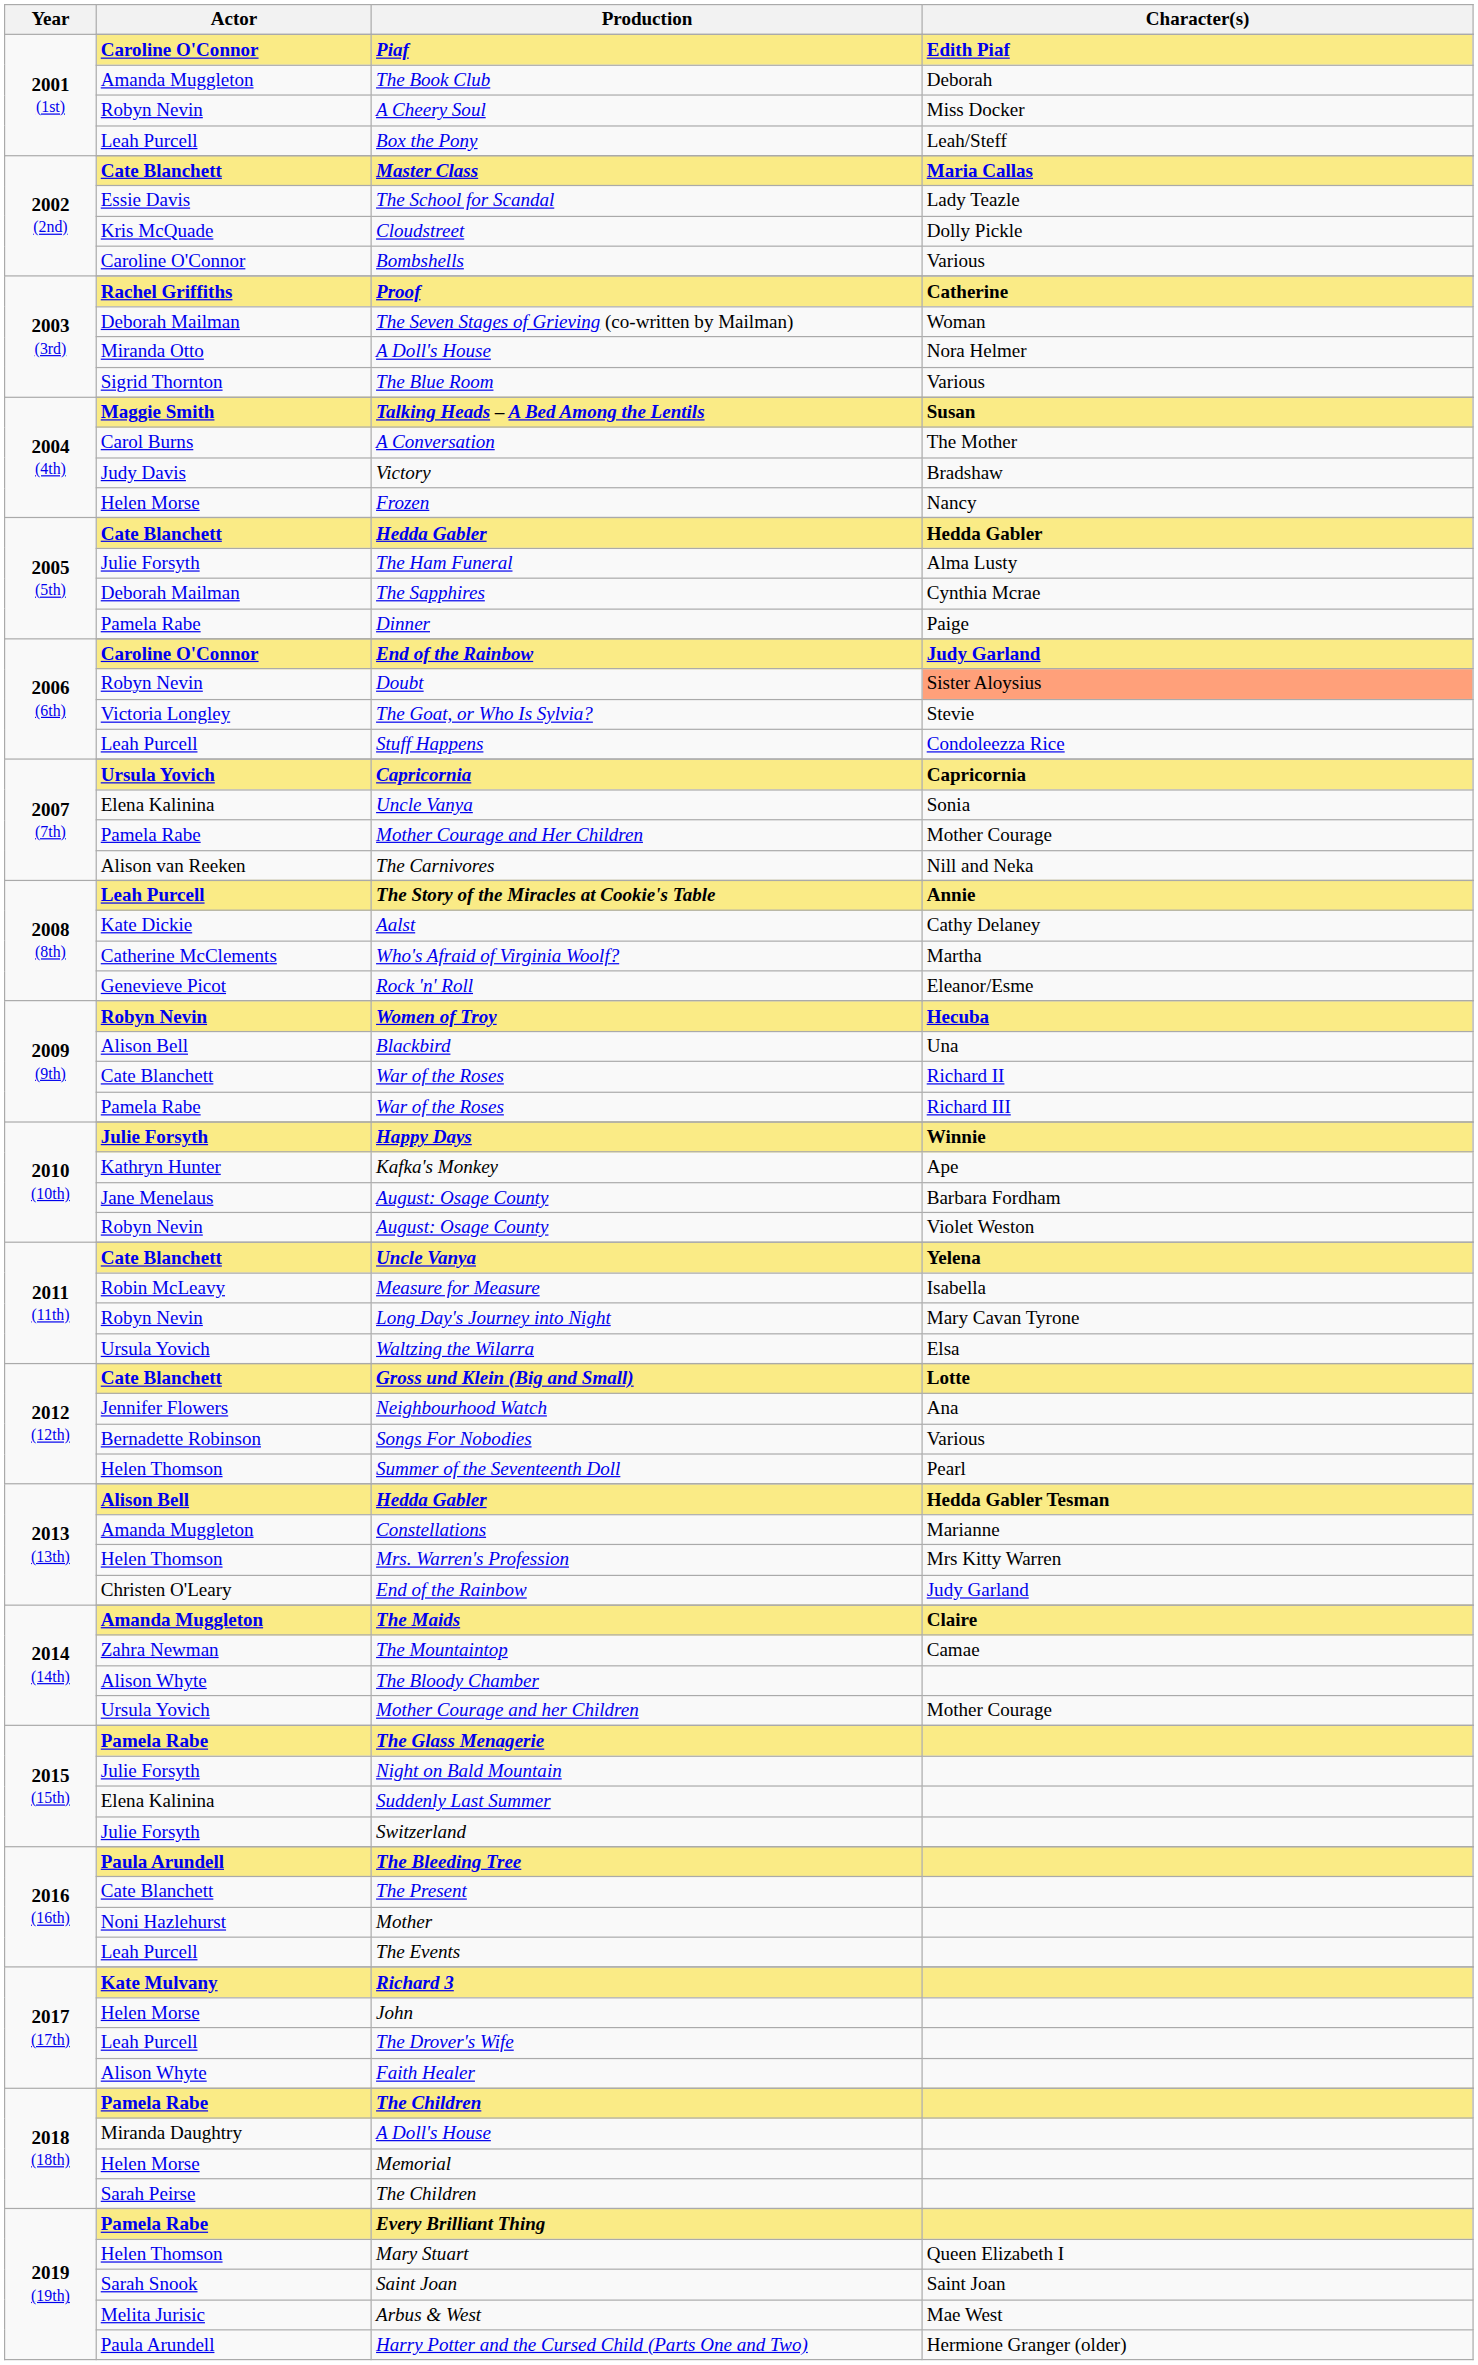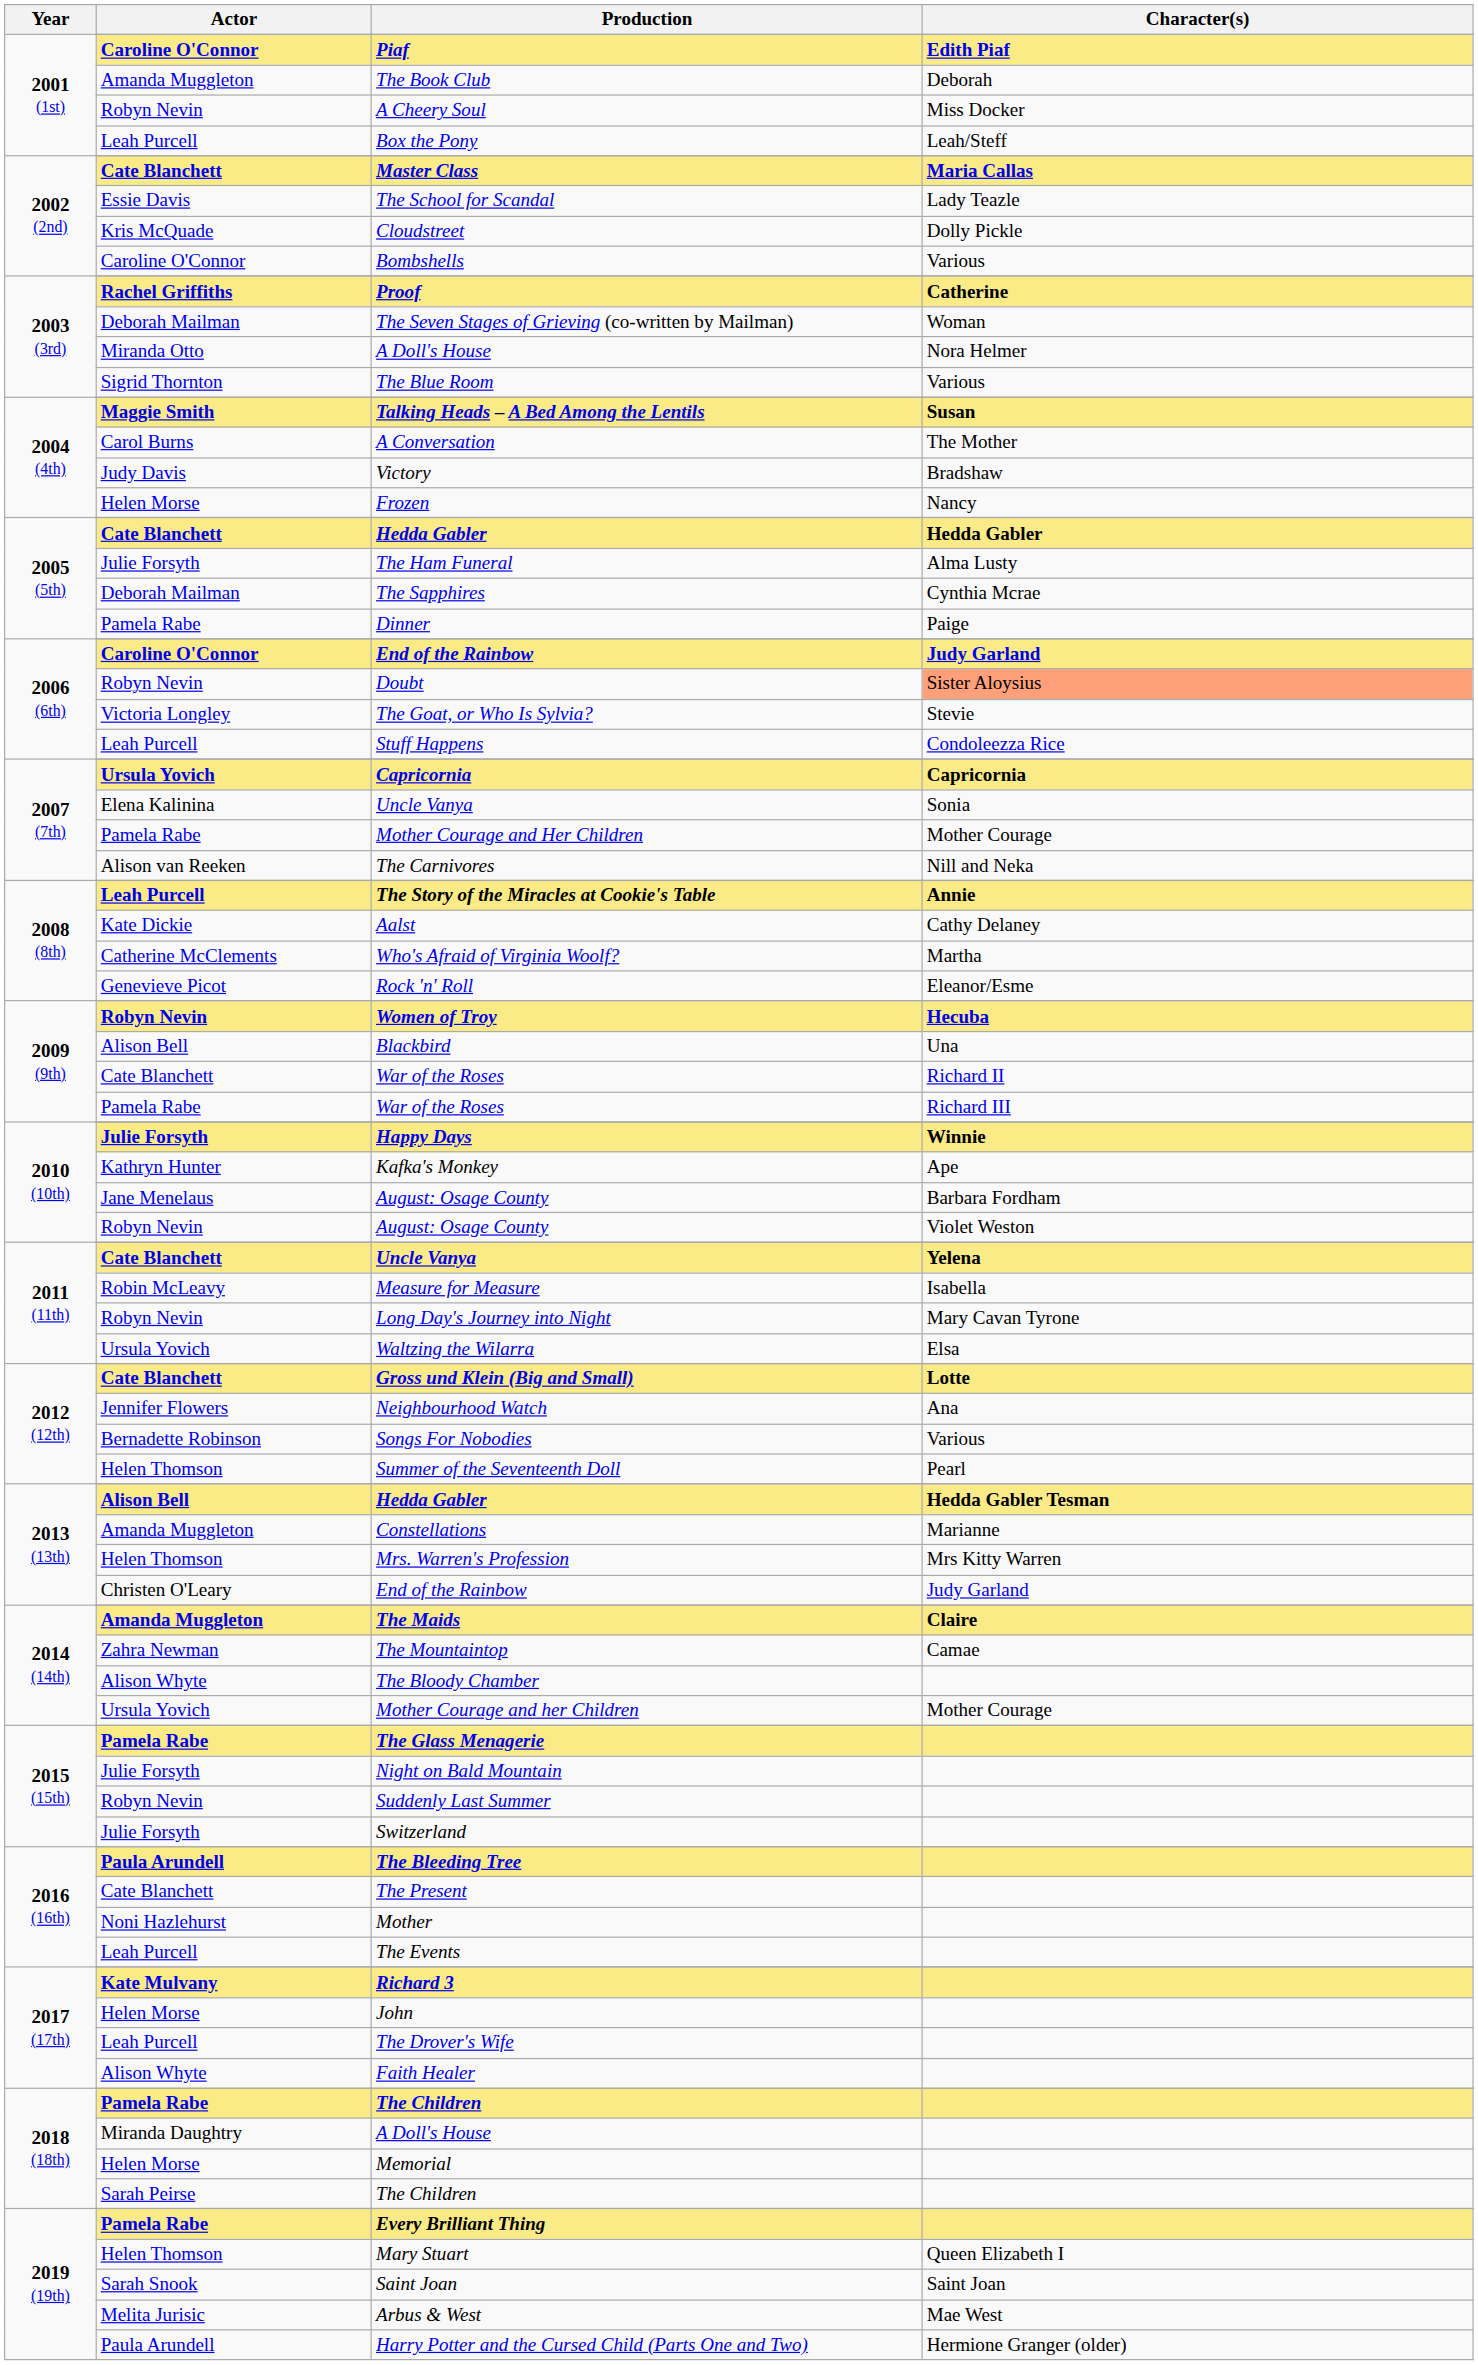(158, 1801) Elena Kalinina -> (152, 1801) Robyn Nevin
